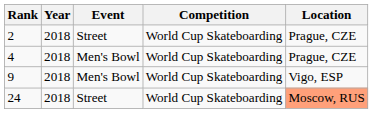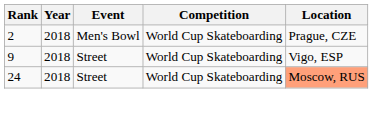(92, 35) Street -> (108, 35) Men's Bowl
- row: (11, 56)
(108, 77) Men's Bowl -> (92, 56) Street
